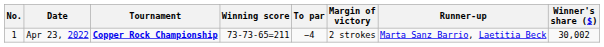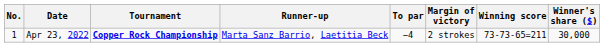columns swapped: (256, 17) <-> (463, 17)
(574, 35) 30,002 -> (574, 35) 30,000
